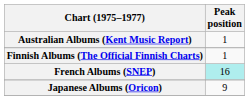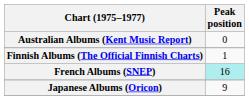(225, 39) 1 -> (225, 39) 0
